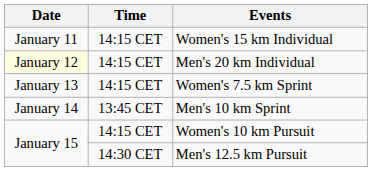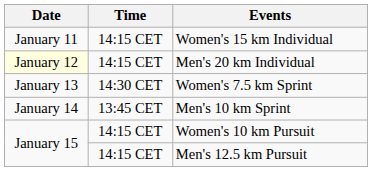(130, 85) 14:15 CET -> (130, 85) 14:30 CET
(130, 154) 14:30 CET -> (130, 154) 14:15 CET
